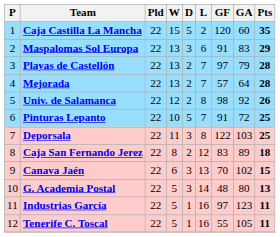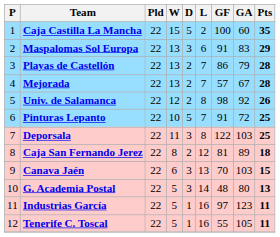(222, 30) 120 -> (222, 30) 100
(222, 65) 97 -> (222, 65) 86
(244, 83) 64 -> (244, 83) 67
(222, 153) 83 -> (222, 153) 81
(244, 170) 102 -> (244, 170) 103
